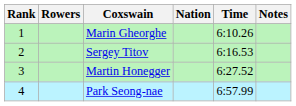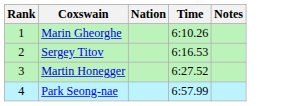- column: (61, 14)
